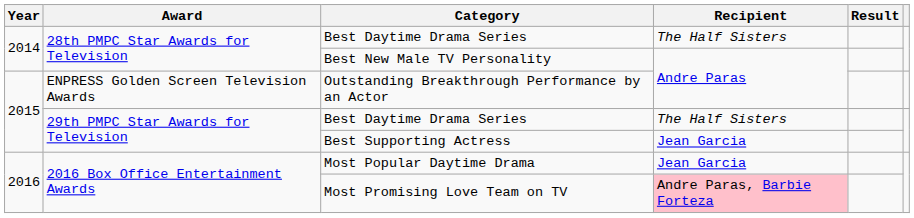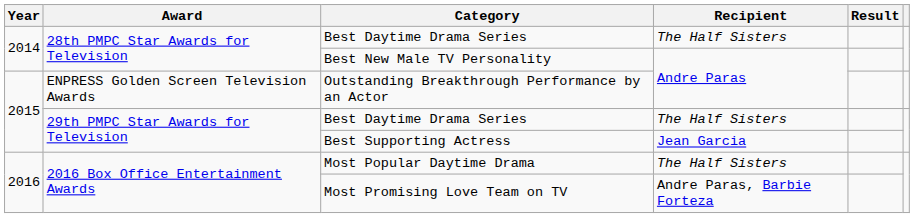(702, 163) Jean Garcia -> (722, 163) The Half Sisters
(734, 193) pink background -> (734, 193) no background
